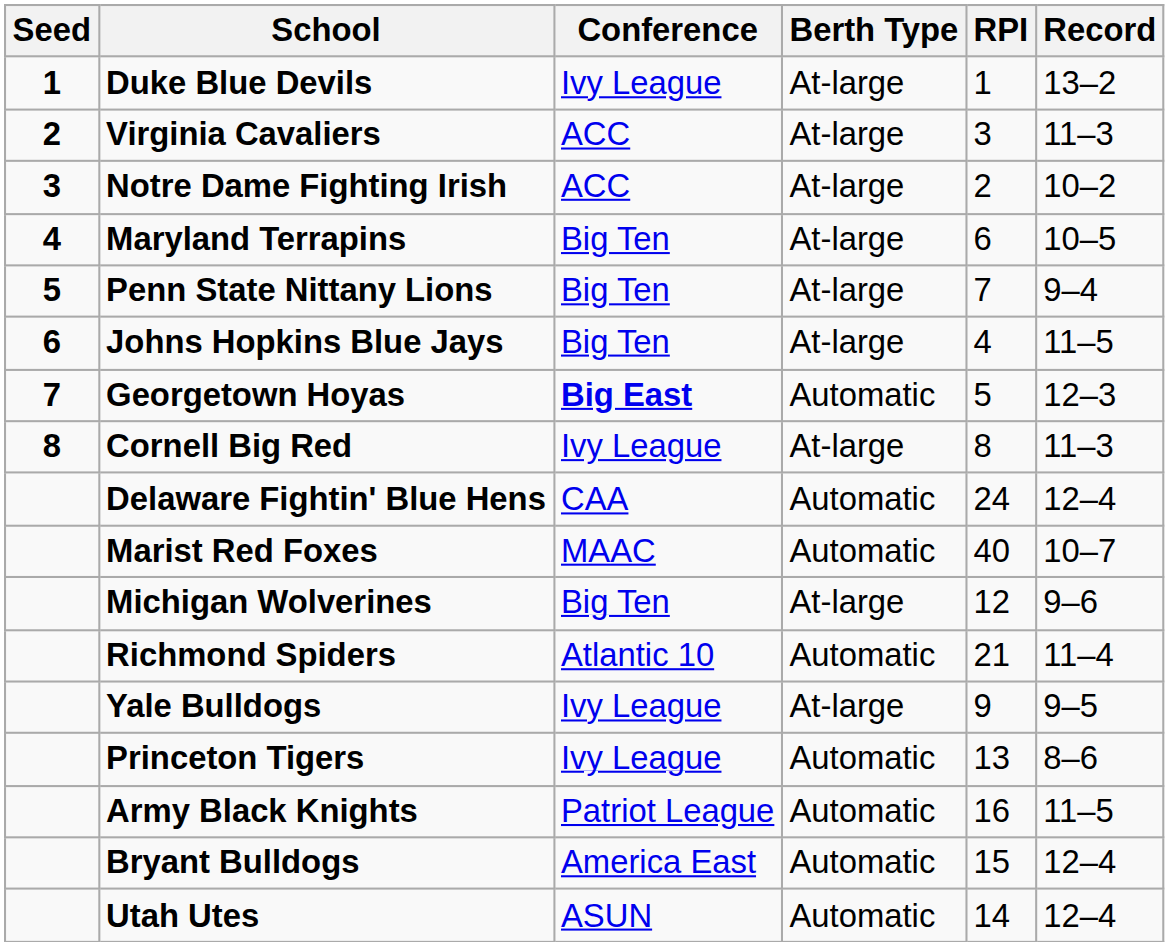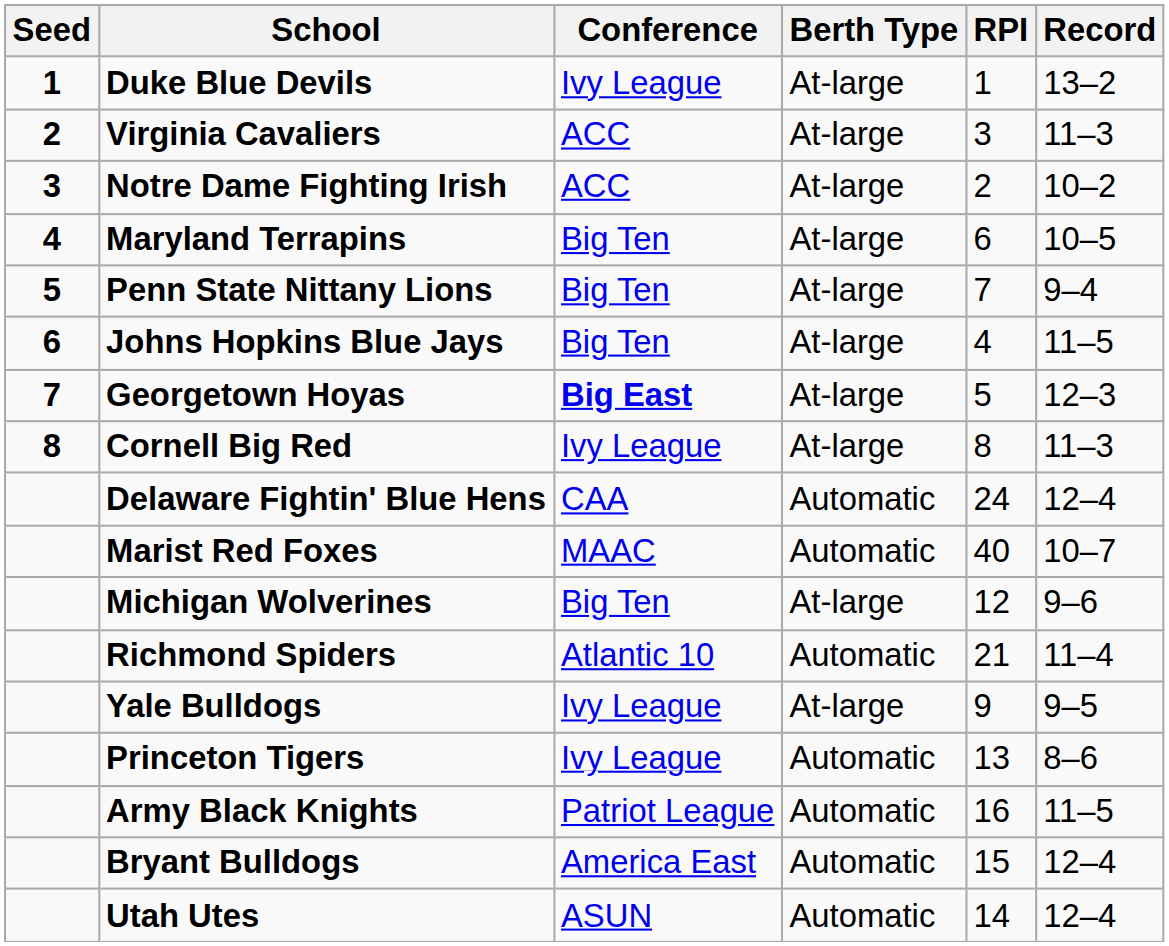(862, 394) Automatic -> (847, 394) At-large
